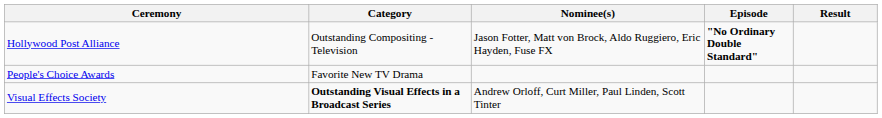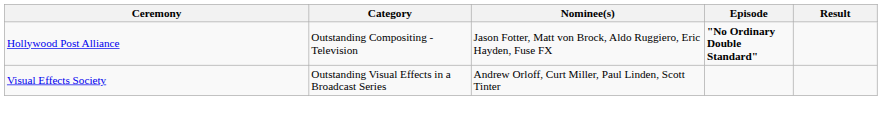- row: (61, 74)
(386, 98) bold -> (381, 80) normal
